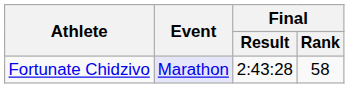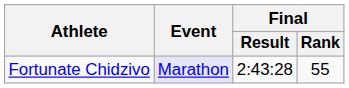(320, 70) 58 -> (320, 70) 55
